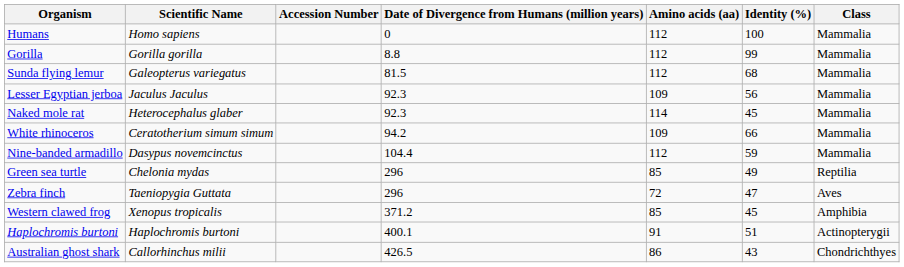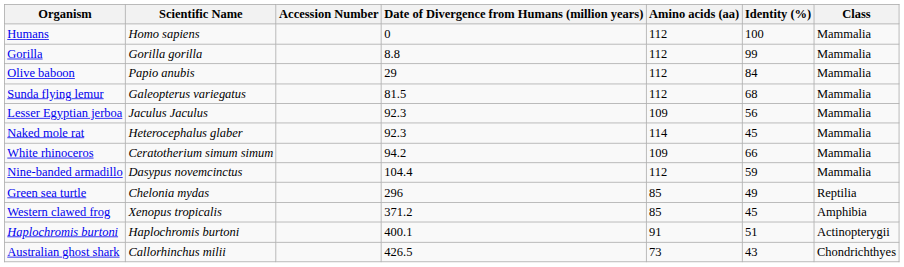+ row: (41, 73)
- row: (36, 192)
(655, 251) 86 -> (655, 251) 73
